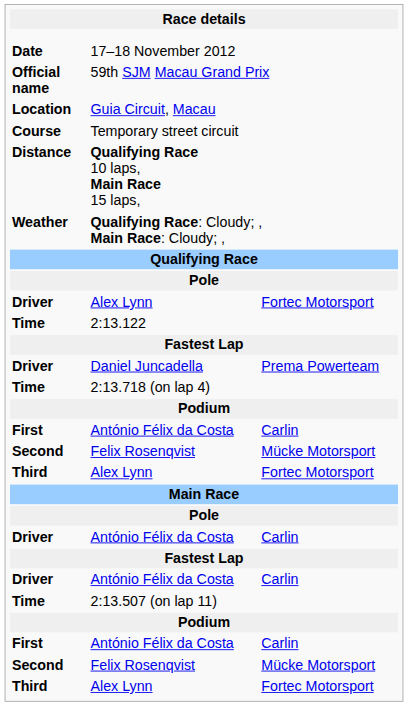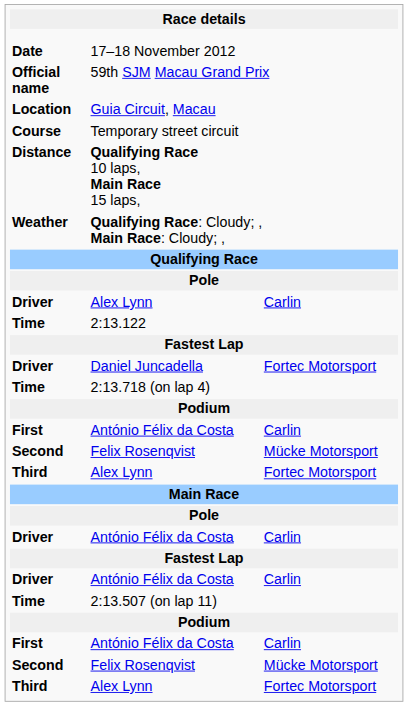(317, 302) Fortec Motorsport -> (282, 302) Carlin
(320, 366) Prema Powerteam -> (320, 366) Fortec Motorsport
